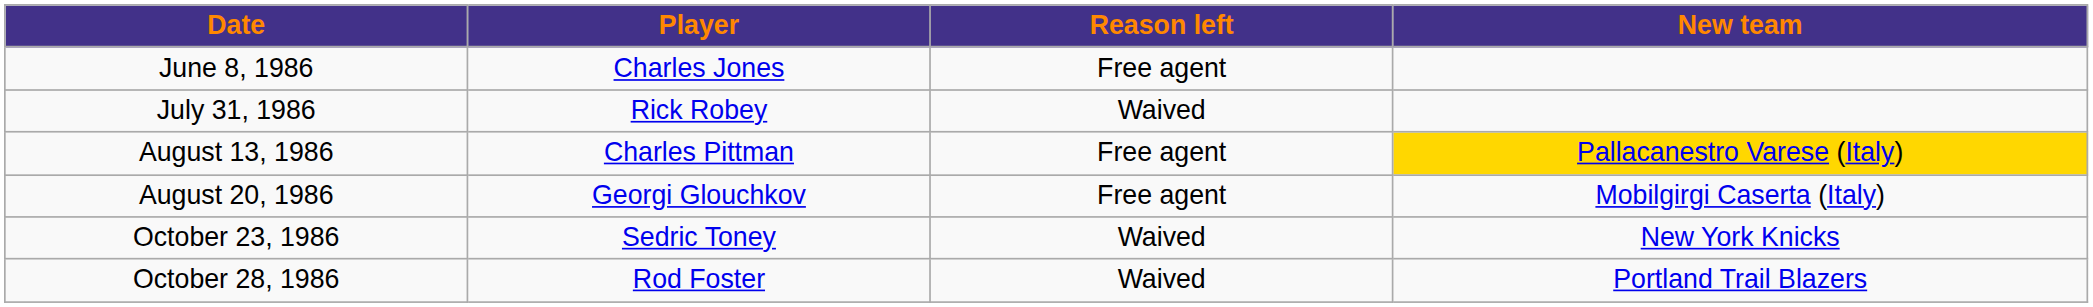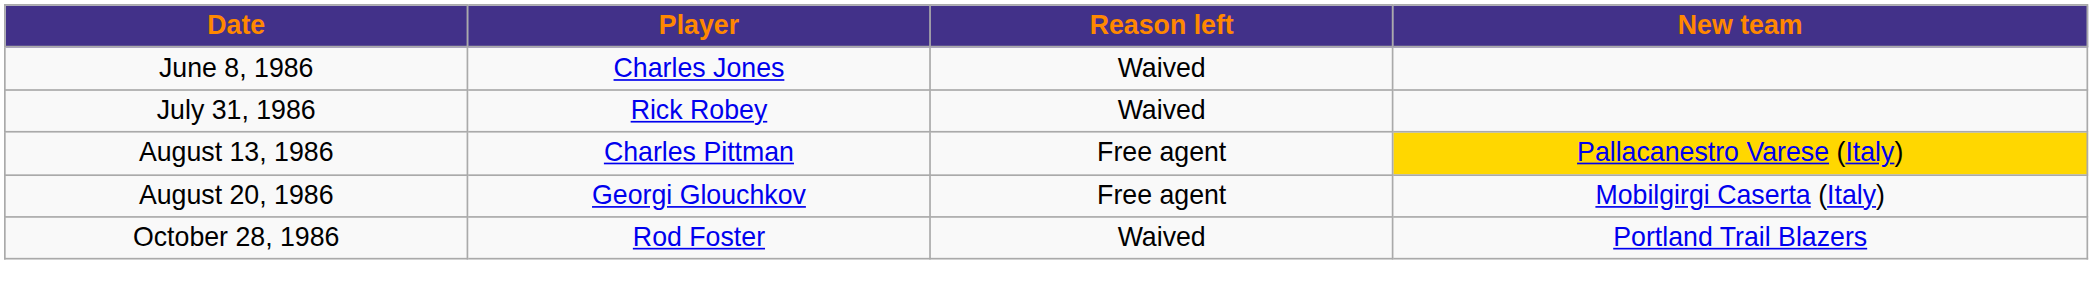(1162, 68) Free agent -> (1162, 68) Waived
- row: (236, 237)
